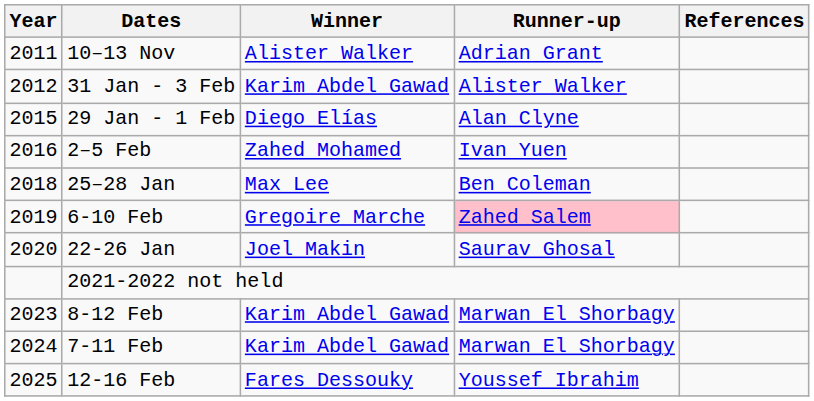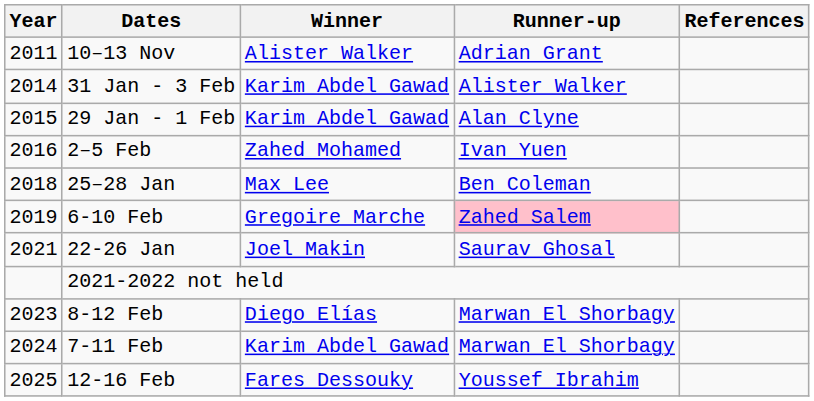(34, 86) 2012 -> (34, 86) 2014
(311, 119) Diego Elías -> (347, 119) Karim Abdel Gawad
(34, 249) 2020 -> (34, 249) 2021
(347, 315) Karim Abdel Gawad -> (311, 315) Diego Elías
